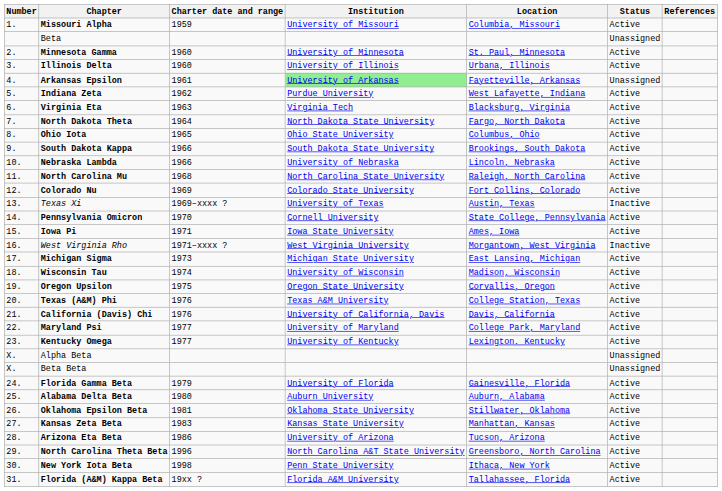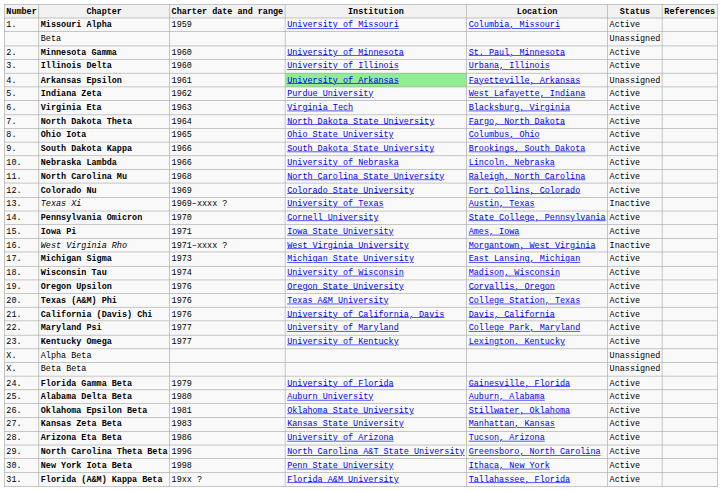(182, 287) 1975 -> (182, 287) 1976
